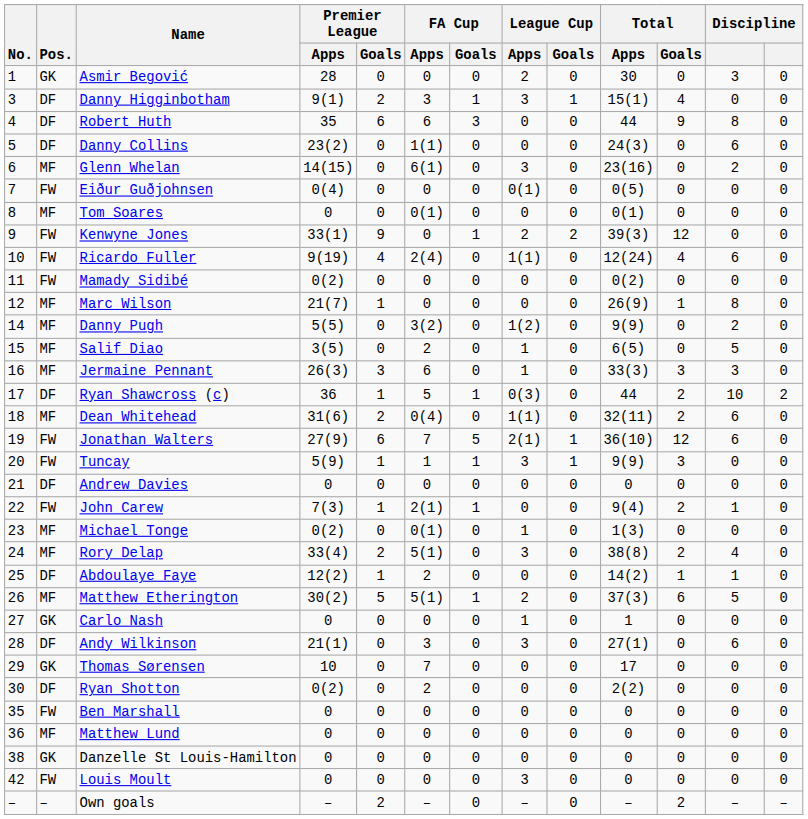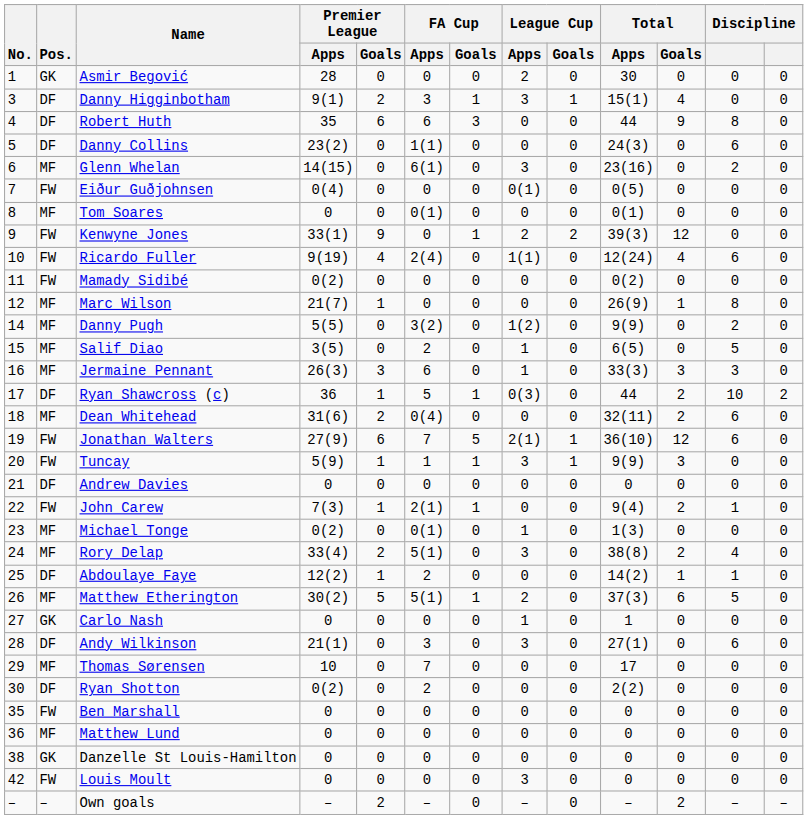(735, 77) 3 -> (735, 77) 0
(525, 417) 1(1) -> (525, 417) 0
(48, 667) GK -> (48, 667) MF
